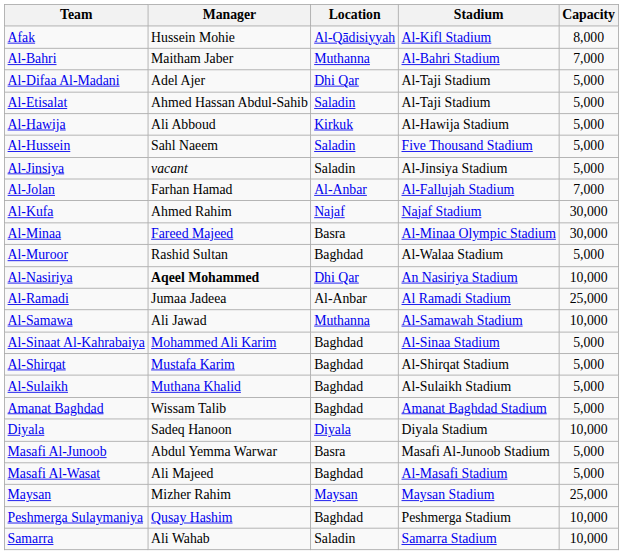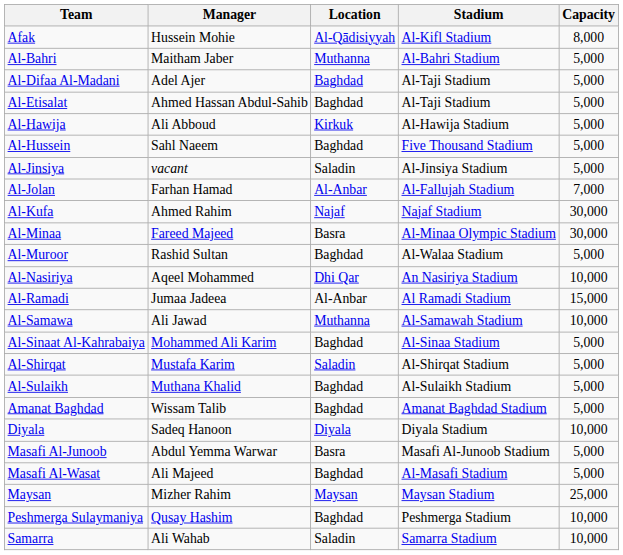(589, 59) 7,000 -> (589, 59) 5,000
(337, 80) Dhi Qar -> (339, 80) Baghdad
(335, 102) Saladin -> (339, 102) Baghdad
(335, 146) Saladin -> (339, 146) Baghdad
(205, 277) bold -> (203, 277) normal
(589, 299) 25,000 -> (589, 299) 15,000
(339, 364) Baghdad -> (335, 364) Saladin
